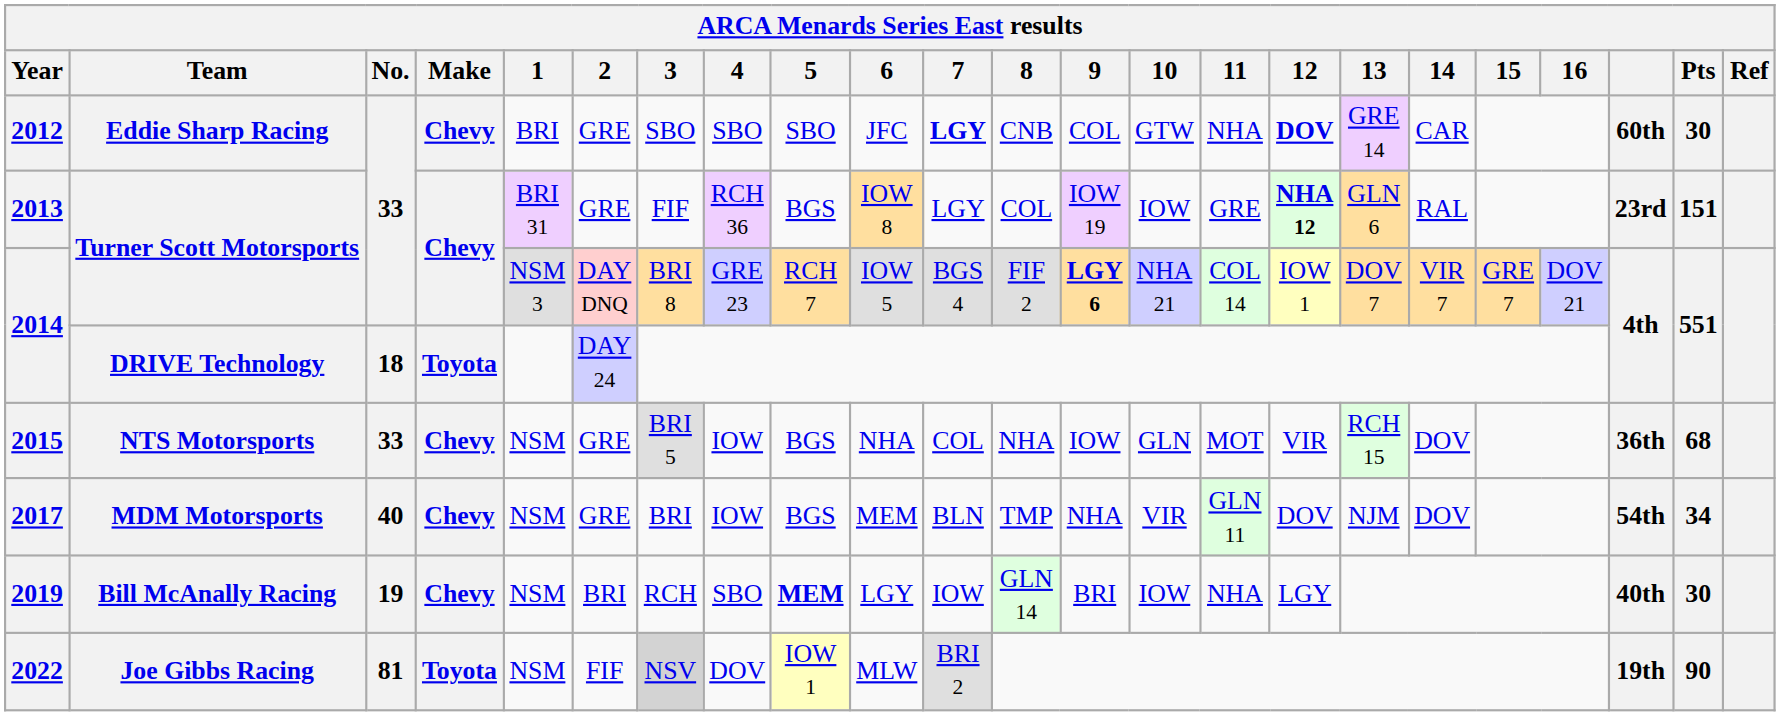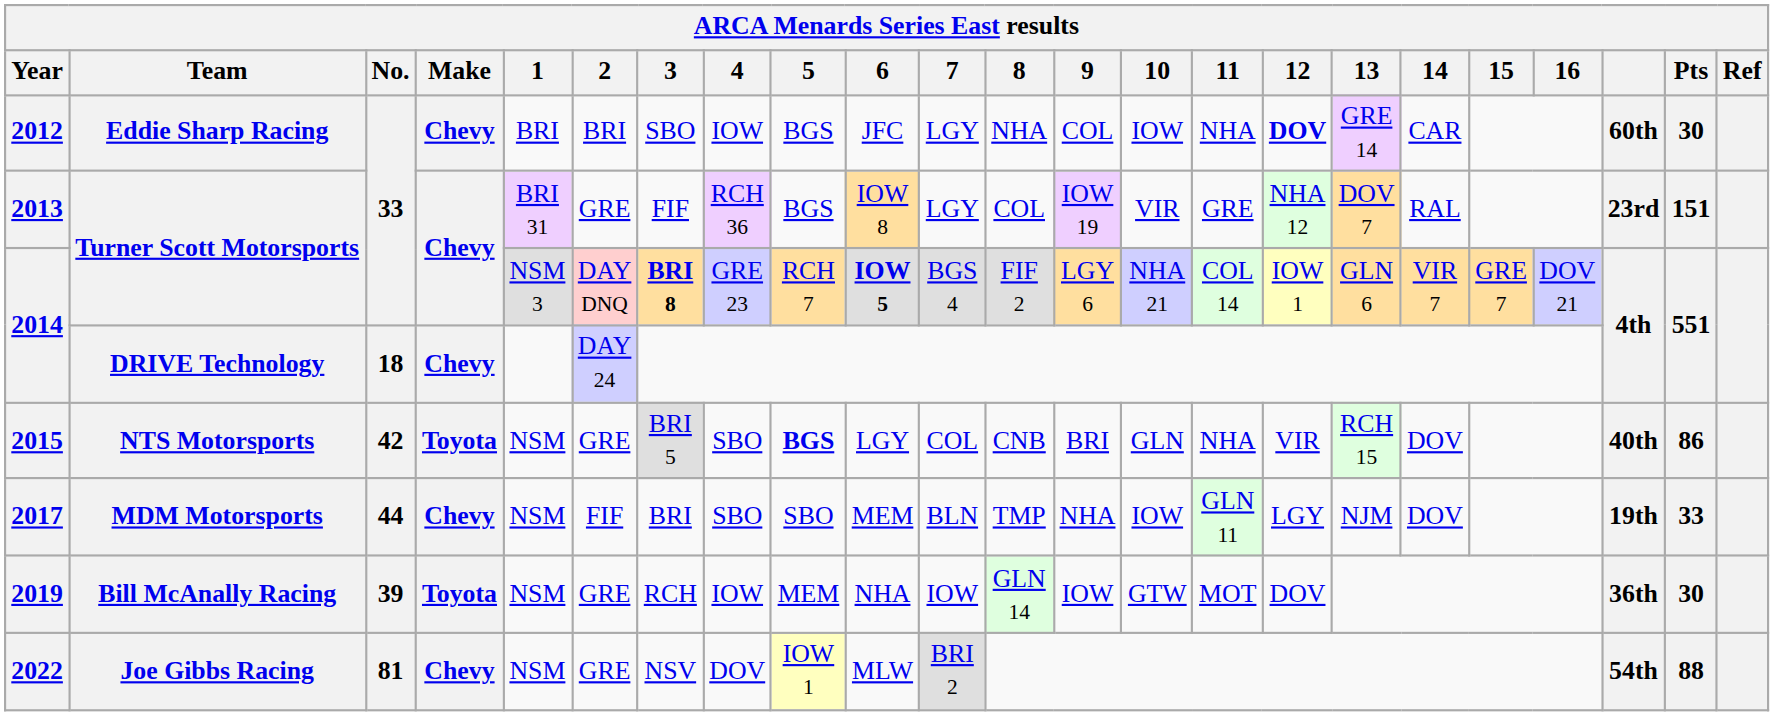(605, 132) GRE -> (605, 132) BRI
(737, 132) SBO -> (737, 132) IOW
(811, 132) SBO -> (808, 132) BGS
(958, 132) bold -> (952, 132) normal
(1026, 132) CNB -> (1019, 132) NHA
(1164, 132) GTW -> (1157, 132) IOW
(1164, 209) IOW -> (1157, 209) VIR
(1305, 209) bold -> (1298, 208) normal
(1374, 208) GLN 6 -> (1367, 208) DOV 7
(670, 285) normal -> (670, 286) bold
(887, 285) normal -> (883, 286) bold
(1095, 286) bold -> (1088, 285) normal
(1374, 285) DOV 7 -> (1367, 285) GLN 6
(459, 363) Toyota -> (459, 363) Chevy
(391, 440) 33 -> (391, 440) 42
(459, 440) Chevy -> (459, 440) Toyota
(737, 440) IOW -> (737, 440) SBO
(811, 440) normal -> (808, 440) bold
(887, 440) NHA -> (883, 440) LGY
(1026, 440) NHA -> (1019, 440) CNB
(1095, 440) IOW -> (1088, 440) BRI
(1235, 440) MOT -> (1228, 440) NHA
(1641, 440) 36th -> (1633, 440) 40th
(1698, 440) 68 -> (1691, 440) 86
(391, 516) 40 -> (391, 516) 44
(605, 516) GRE -> (605, 516) FIF
(737, 516) IOW -> (737, 516) SBO
(811, 516) BGS -> (808, 516) SBO
(1164, 516) VIR -> (1157, 516) IOW
(1305, 516) DOV -> (1298, 516) LGY
(1641, 516) 54th -> (1633, 516) 19th
(1698, 516) 34 -> (1691, 516) 33
(391, 593) 19 -> (391, 593) 39
(459, 593) Chevy -> (459, 593) Toyota
(605, 593) BRI -> (605, 593) GRE
(737, 593) SBO -> (737, 593) IOW
(811, 593) bold -> (808, 593) normal
(887, 593) LGY -> (883, 593) NHA
(1095, 593) BRI -> (1088, 593) IOW
(1164, 593) IOW -> (1157, 593) GTW
(1235, 593) NHA -> (1228, 593) MOT
(1305, 593) LGY -> (1298, 593) DOV
(1641, 593) 40th -> (1633, 593) 36th
(459, 670) Toyota -> (459, 670) Chevy
(605, 670) FIF -> (605, 670) GRE
(670, 670) lightgrey background -> (670, 670) no background
(1641, 670) 19th -> (1633, 670) 54th
(1698, 670) 90 -> (1691, 670) 88
